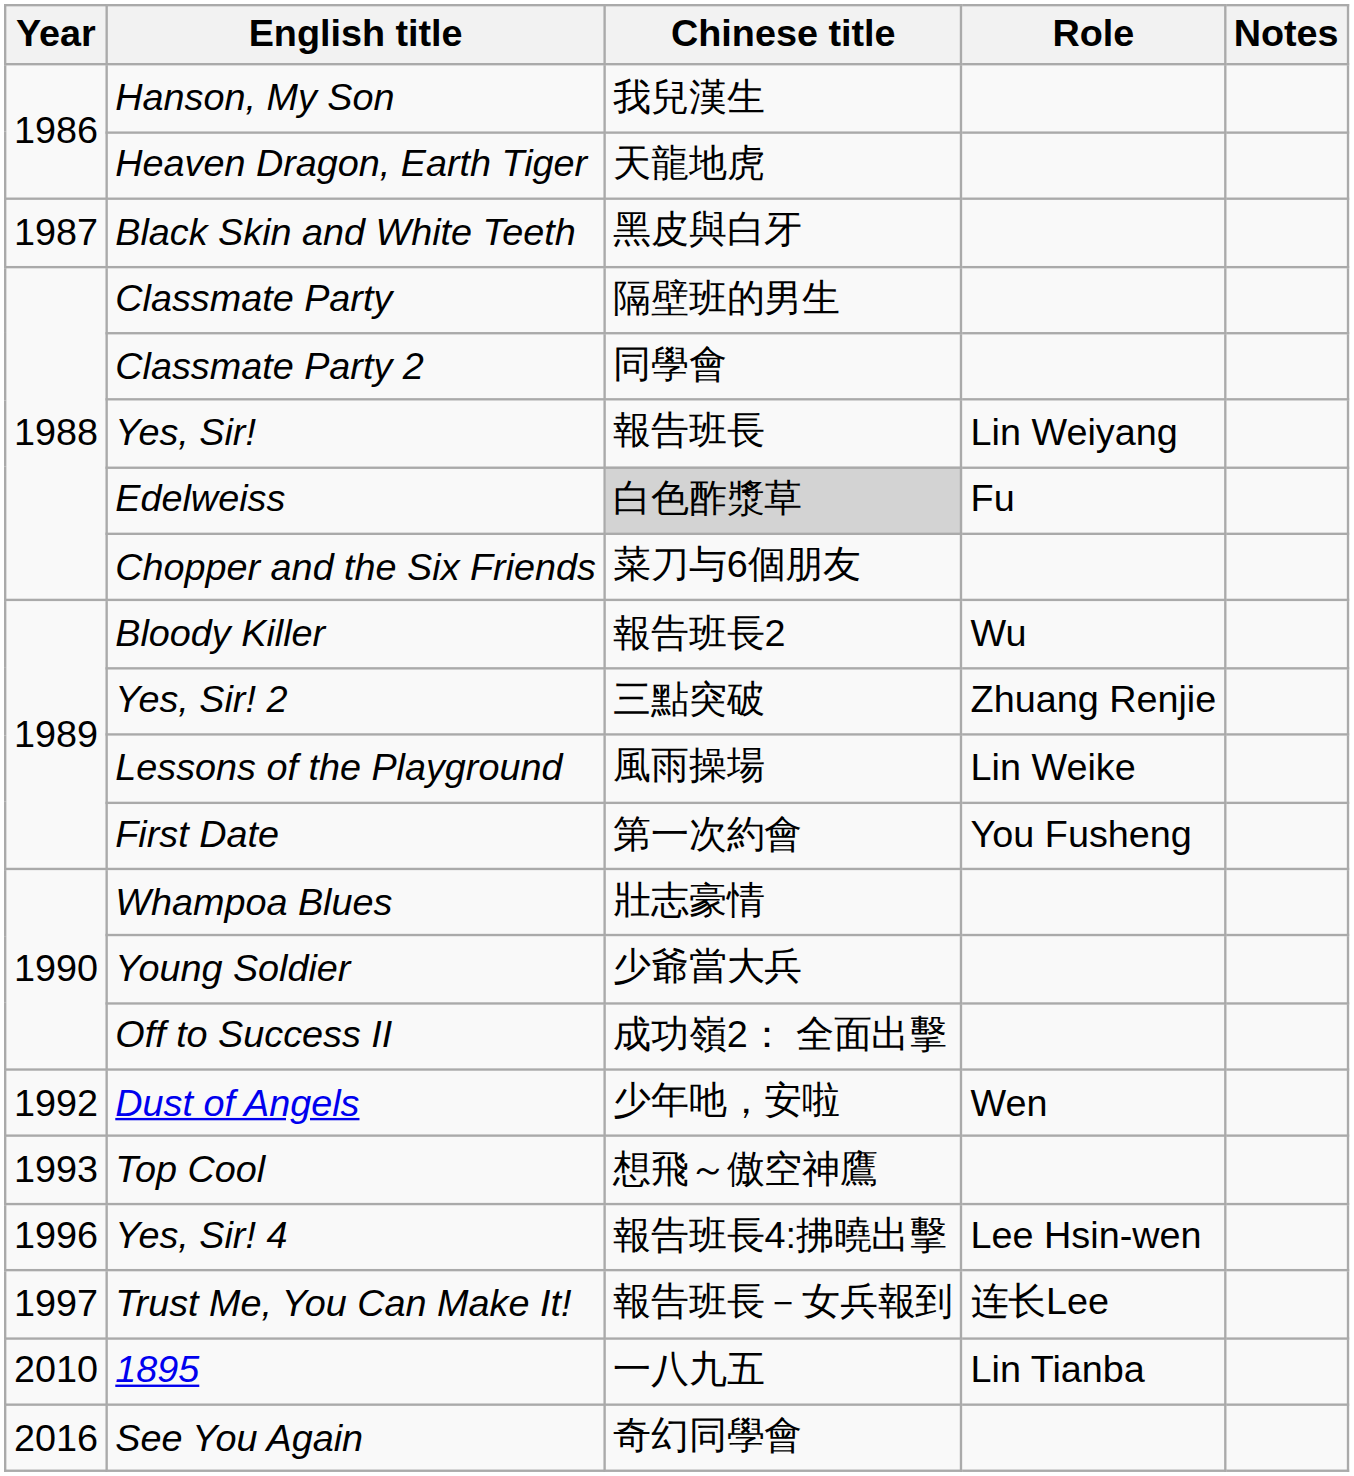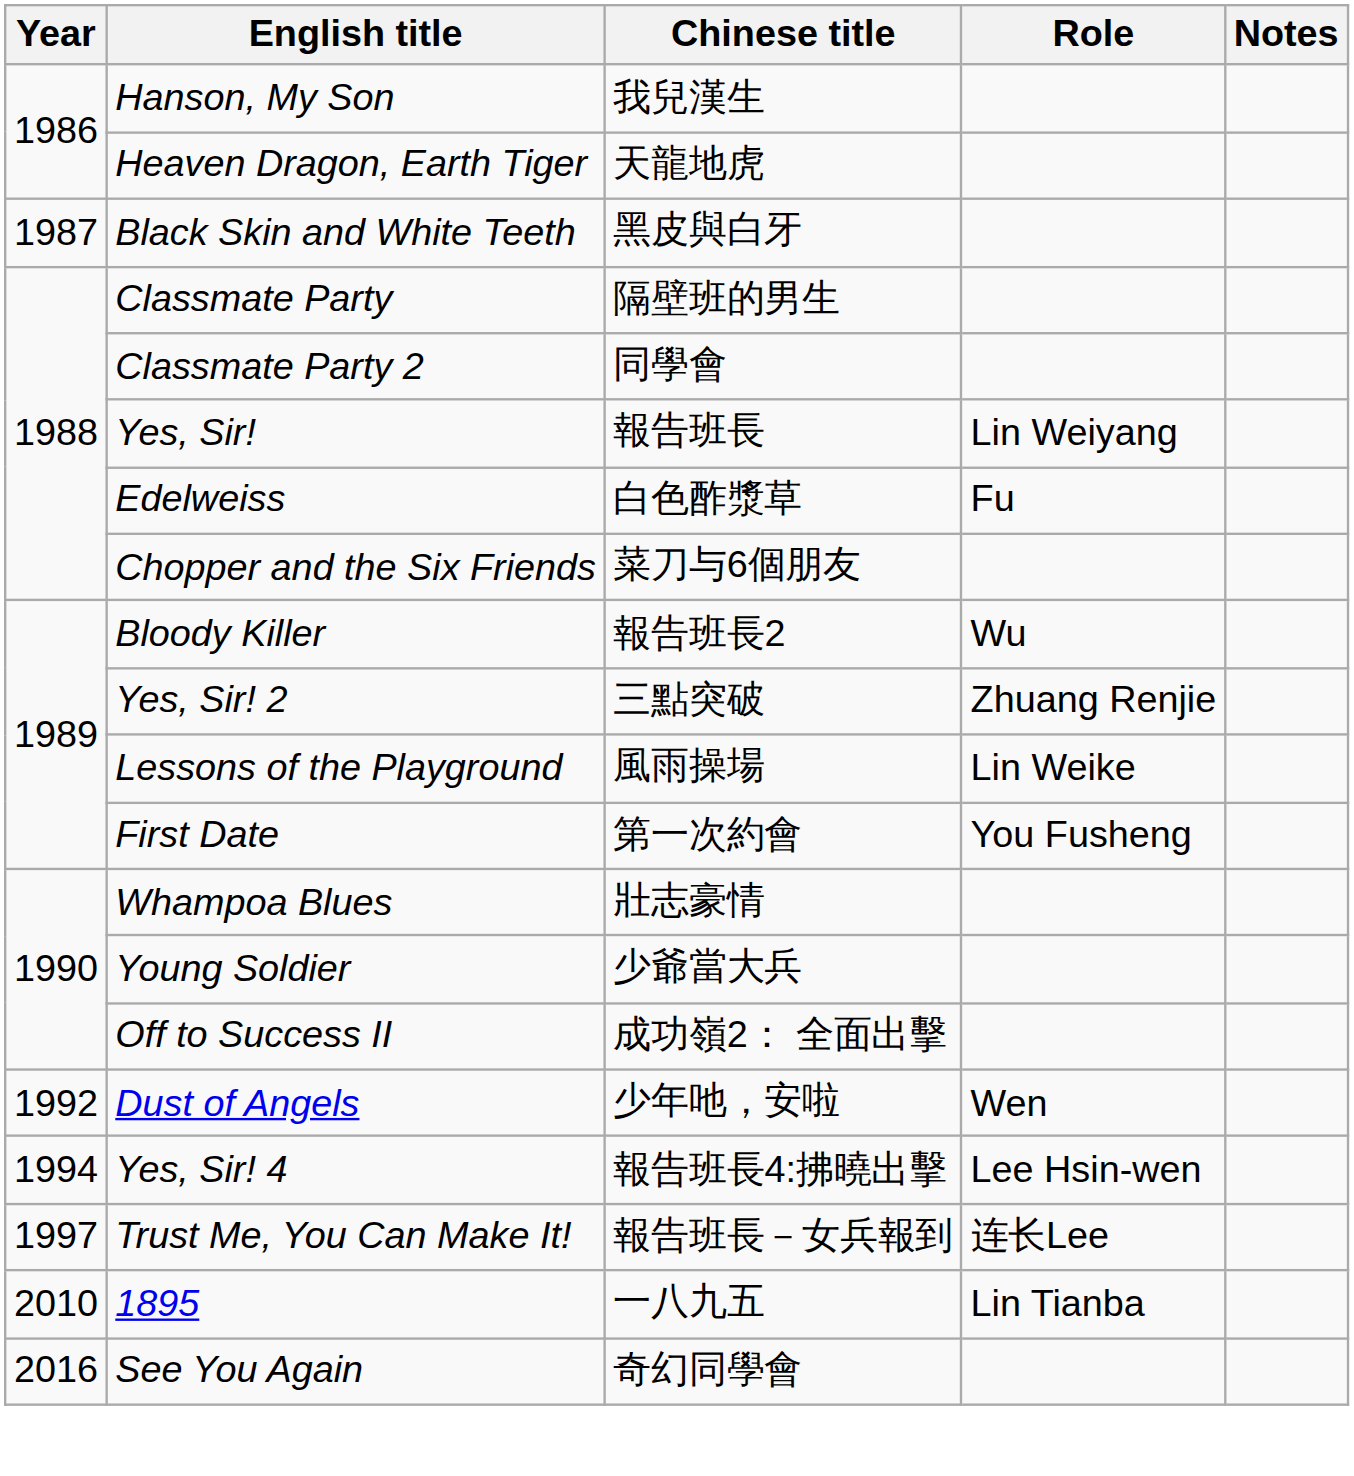(708, 498) lightgrey background -> (708, 498) no background
- row: (190, 1169)
(56, 1236) 1996 -> (56, 1169) 1994
